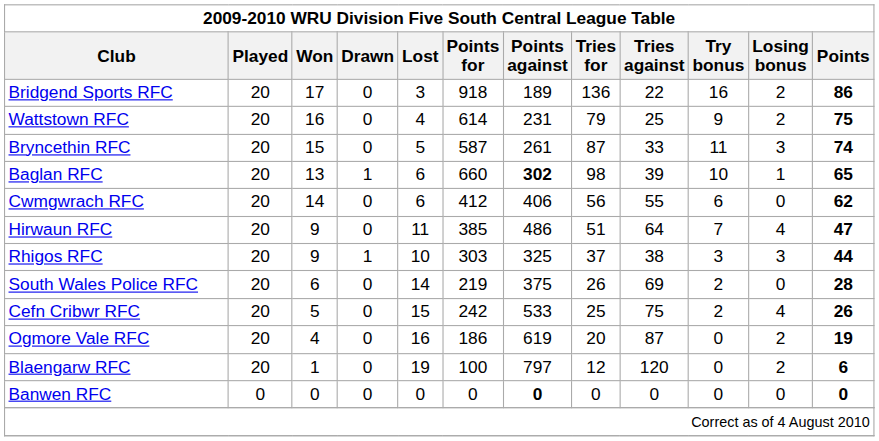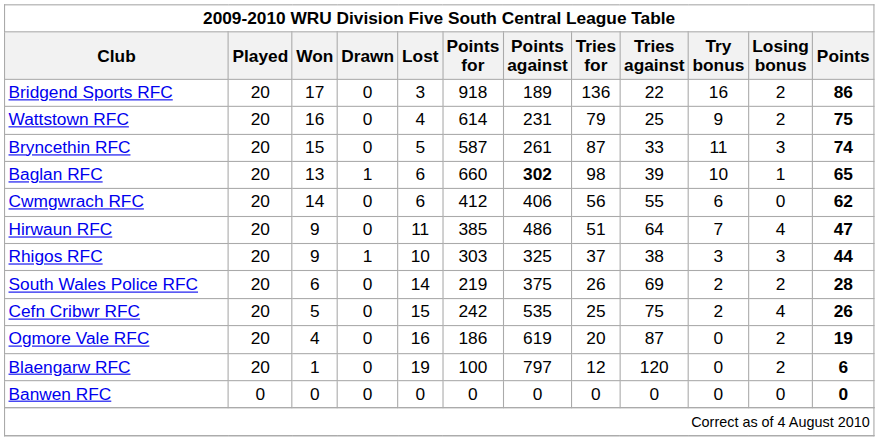(781, 284) 0 -> (781, 284) 2
(537, 311) 533 -> (537, 311) 535
(537, 394) bold -> (537, 394) normal
